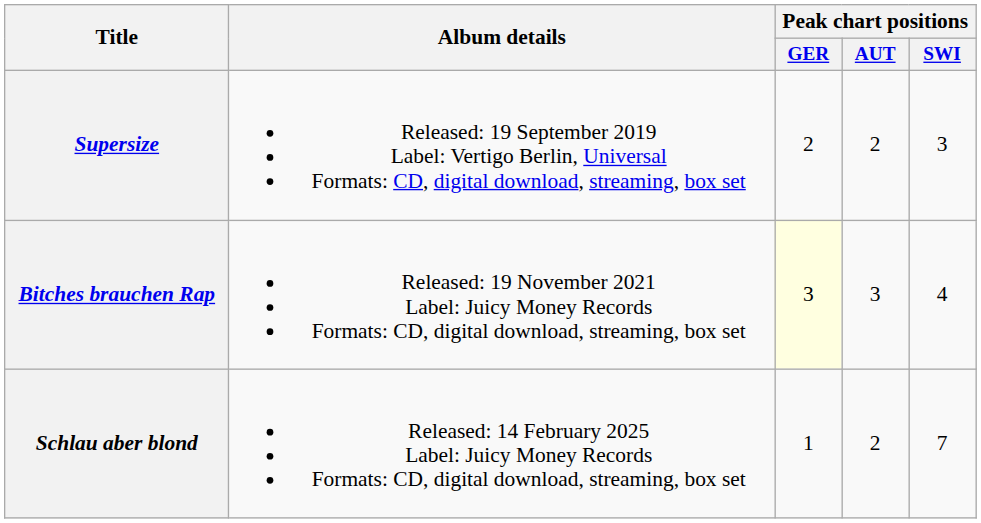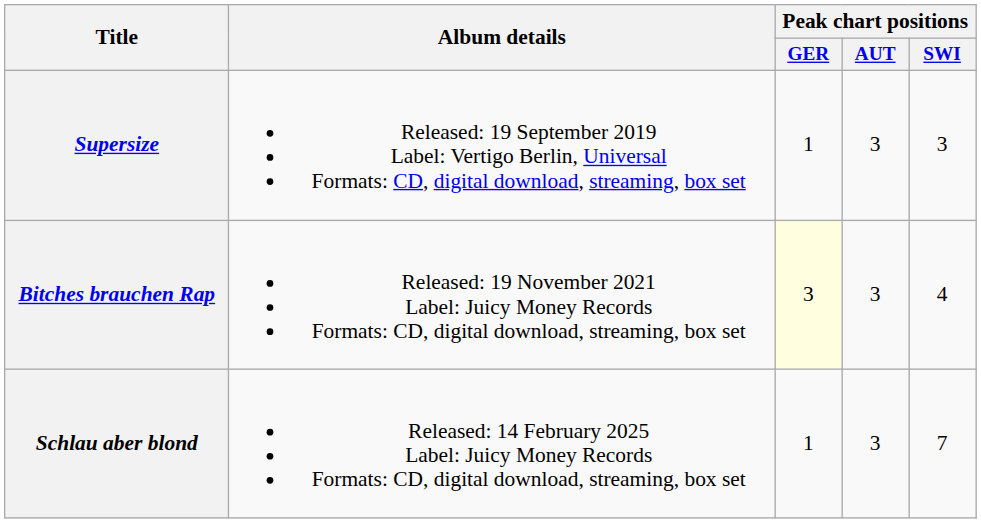(808, 144) 2 -> (808, 144) 1
(875, 144) 2 -> (875, 144) 3
(875, 443) 2 -> (875, 443) 3
